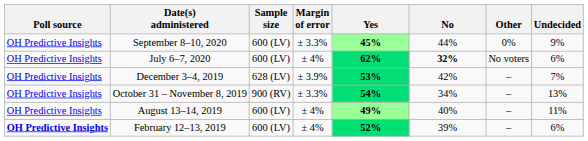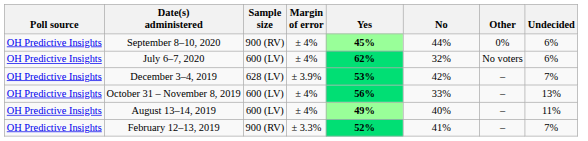(271, 42) 600 (LV) -> (265, 42) 900 (RV)
(313, 42) ± 3.3% -> (306, 42) ± 4%
(557, 42) 9% -> (551, 42) 6%
(448, 59) bold -> (441, 59) normal
(271, 94) 900 (RV) -> (265, 94) 600 (LV)
(313, 94) ± 3.3% -> (306, 94) ± 4%
(371, 94) 54% -> (365, 94) 56%
(448, 94) 34% -> (441, 94) 33%
(57, 128) bold -> (54, 128) normal
(271, 128) 600 (LV) -> (265, 128) 900 (RV)
(312, 128) ± 4% -> (306, 128) ± 3.3%
(448, 128) 39% -> (441, 128) 41%
(557, 128) 6% -> (551, 128) 7%
